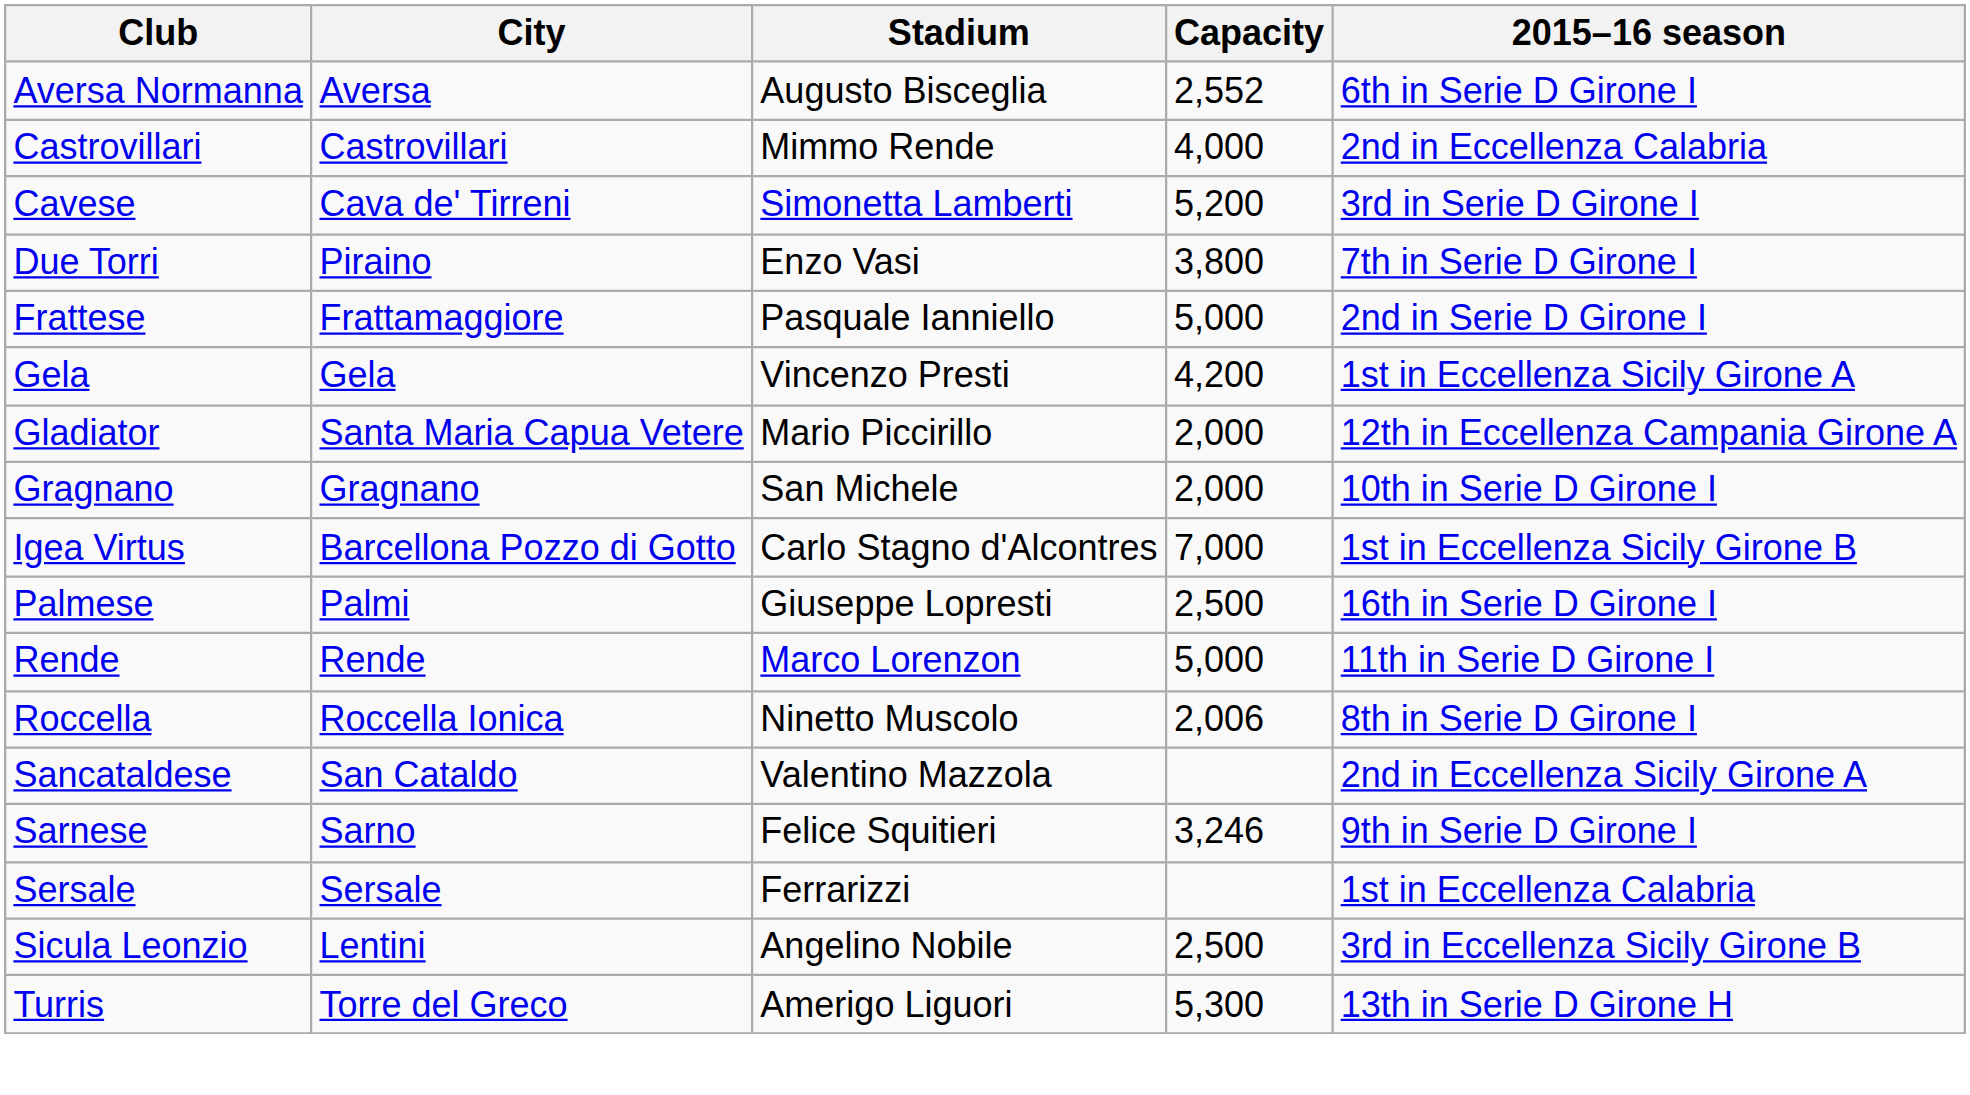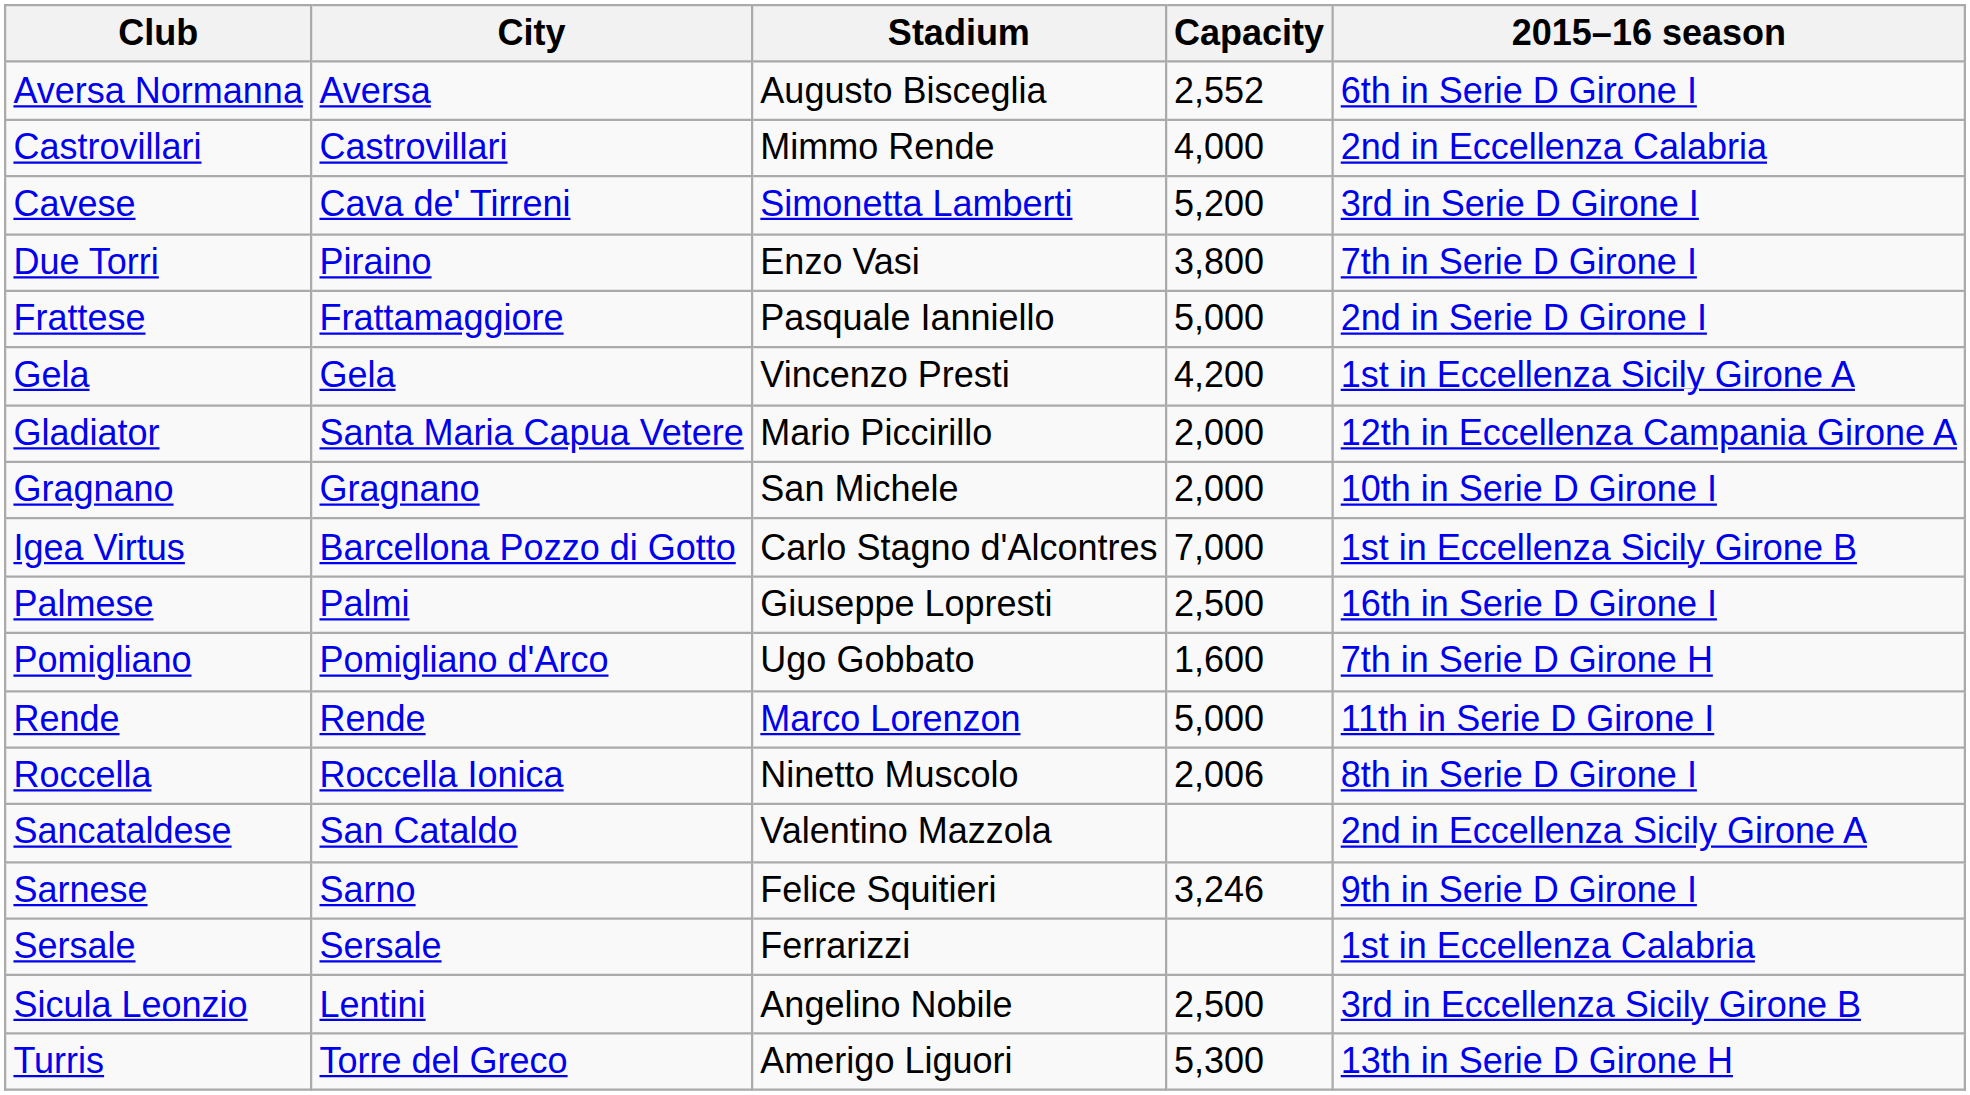+ row: (102, 661)
